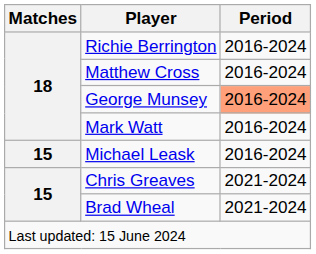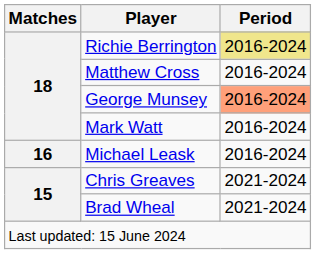(266, 46) no background -> (266, 46) khaki background
(43, 154) 15 -> (43, 154) 16
